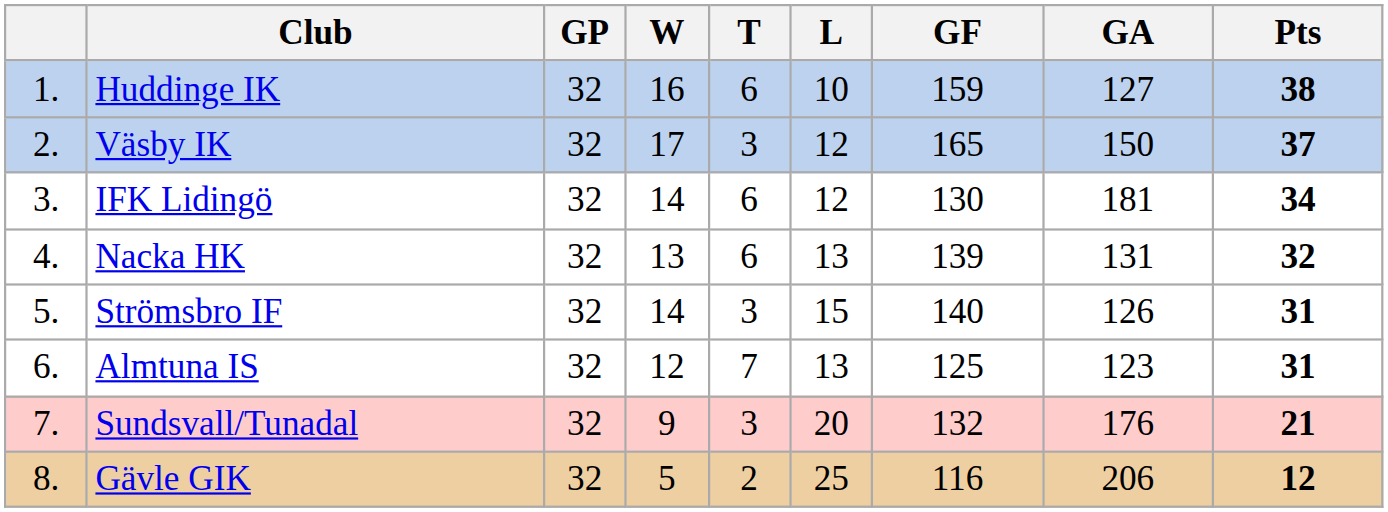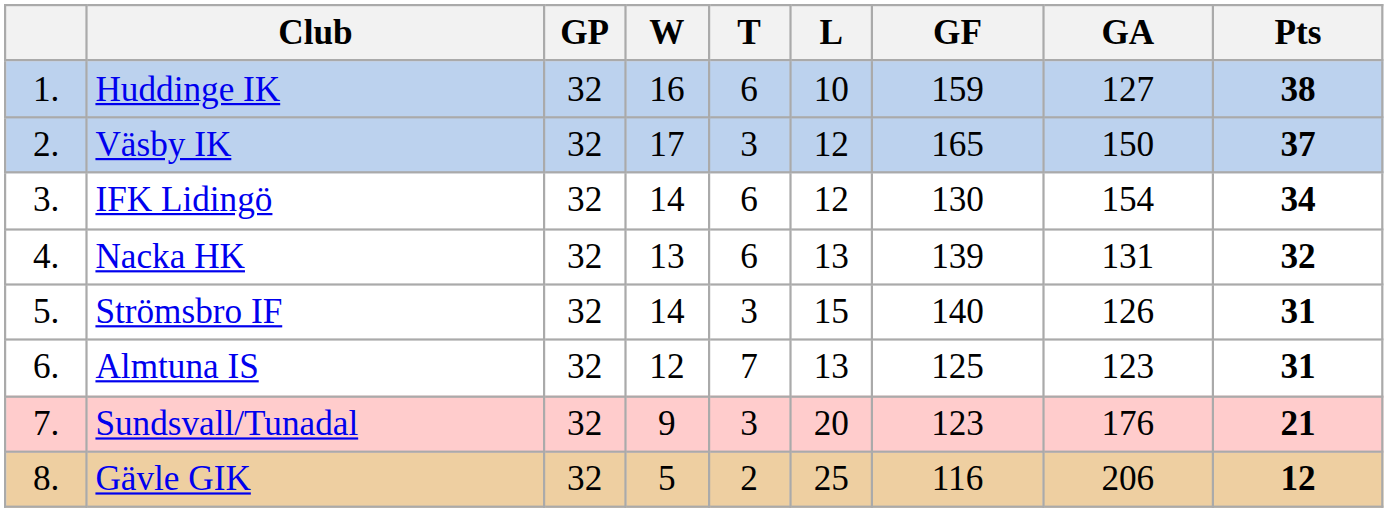(1128, 199) 181 -> (1128, 199) 154
(958, 423) 132 -> (958, 423) 123
